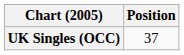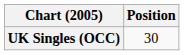(151, 38) 37 -> (151, 38) 30
